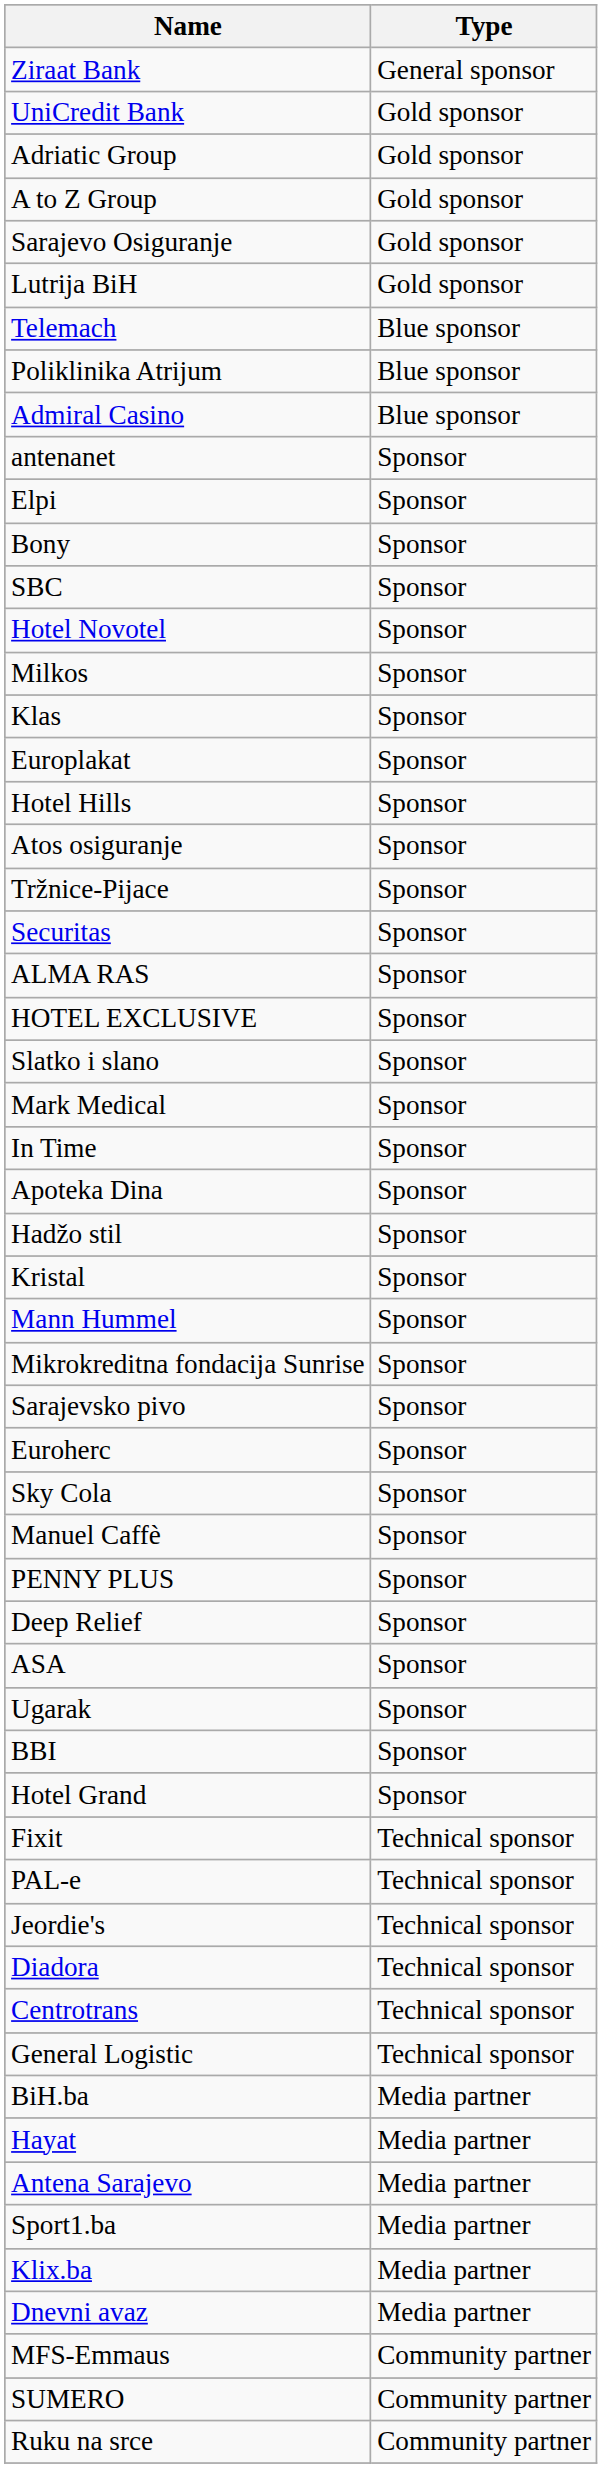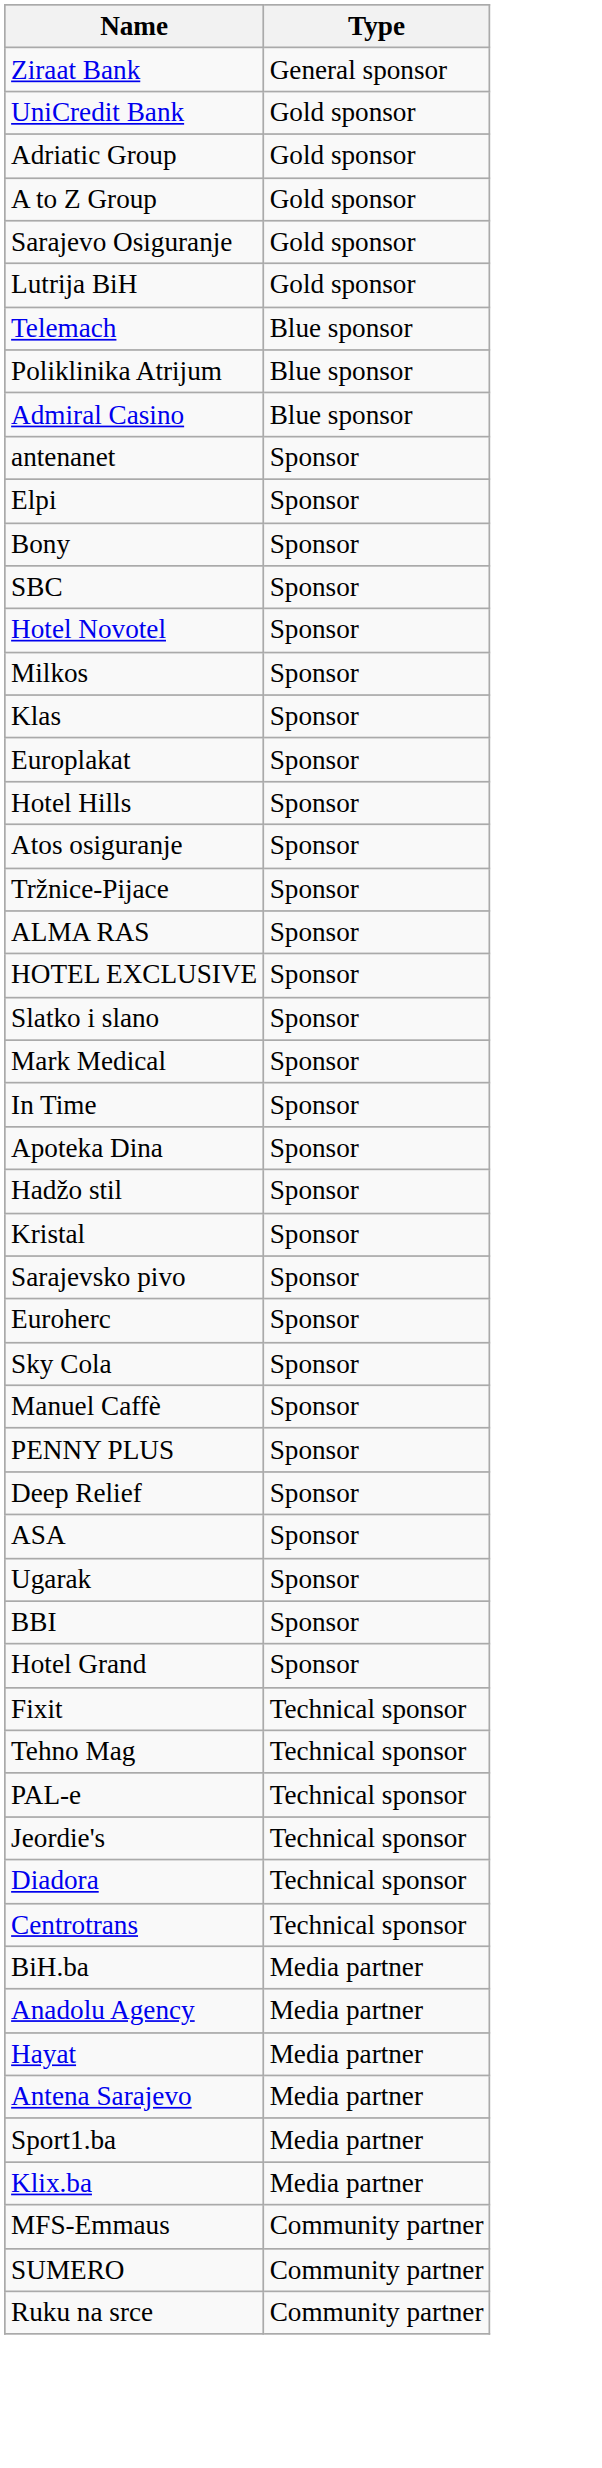- row: (61, 931)
- row: (94, 1320)
- row: (188, 1363)
+ row: (73, 1751)
- row: (102, 2053)
+ row: (103, 2010)
- row: (79, 2312)
